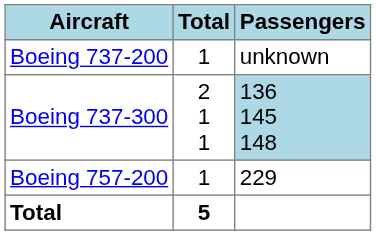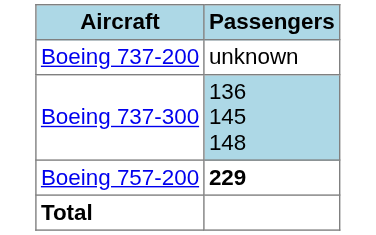- column: (204, 22)
(258, 177) normal -> (228, 177) bold
